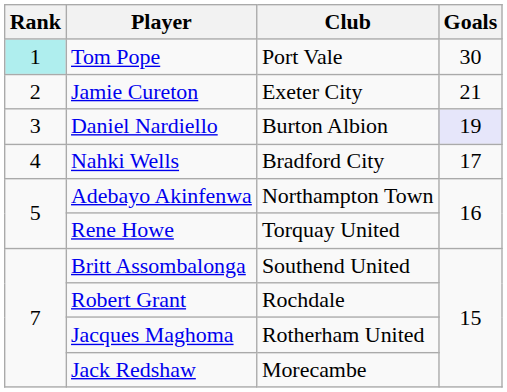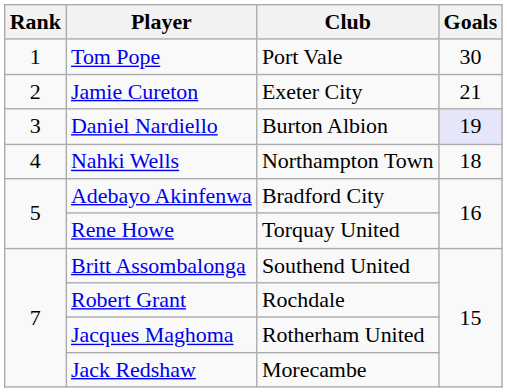(35, 56) paleturquoise background -> (35, 56) no background
(323, 160) Bradford City -> (348, 160) Northampton Town
(470, 160) 17 -> (470, 160) 18
(348, 195) Northampton Town -> (323, 195) Bradford City
